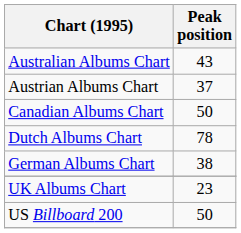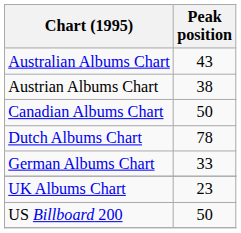(205, 86) 37 -> (205, 86) 38
(205, 163) 38 -> (205, 163) 33
